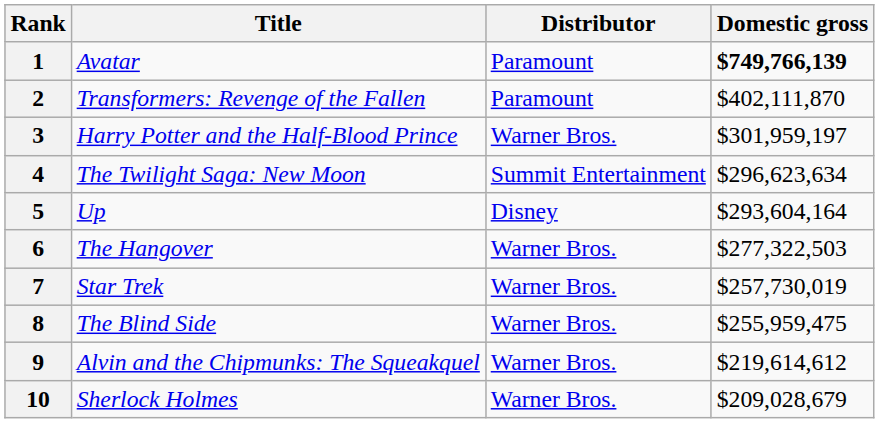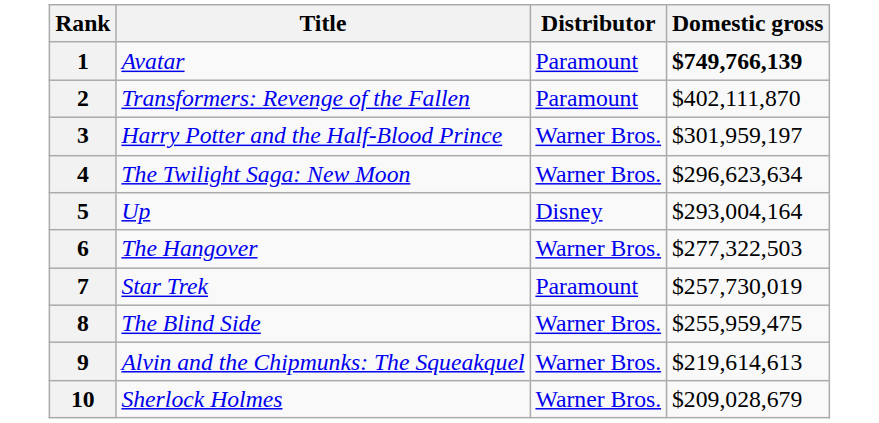(598, 173) Summit Entertainment -> (598, 173) Warner Bros.
(782, 211) $293,604,164 -> (737, 211) $293,004,164
(554, 286) Warner Bros. -> (587, 286) Paramount
(782, 361) $219,614,612 -> (737, 361) $219,614,613
